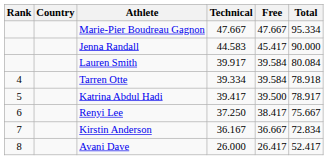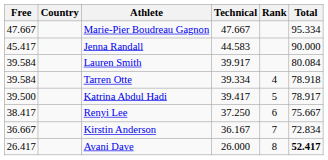columns swapped: (19, 12) <-> (272, 12)
(306, 146) normal -> (306, 146) bold
